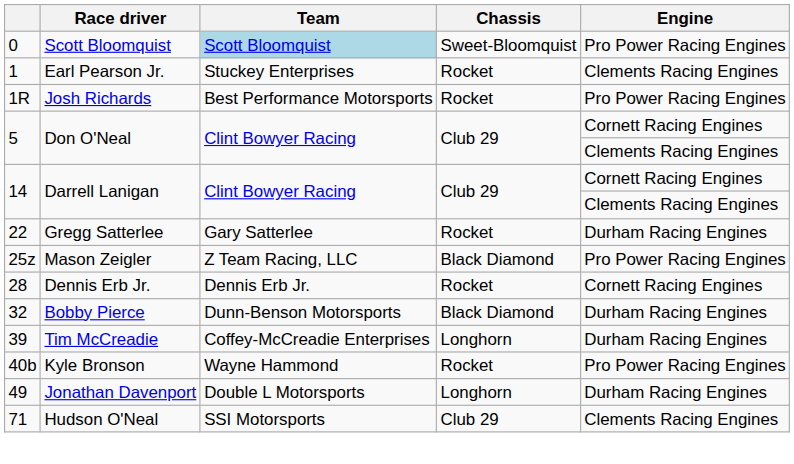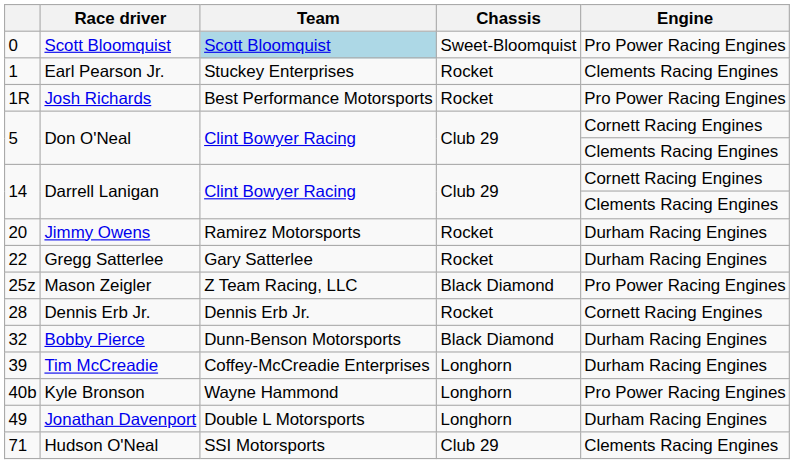+ row: (18, 232)
(467, 365) Rocket -> (476, 392) Longhorn
